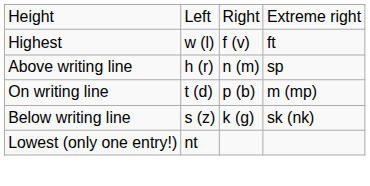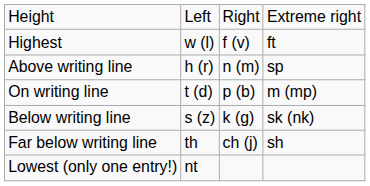+ row: (83, 142)
